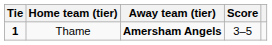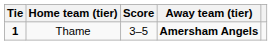columns swapped: (243, 13) <-> (172, 13)
